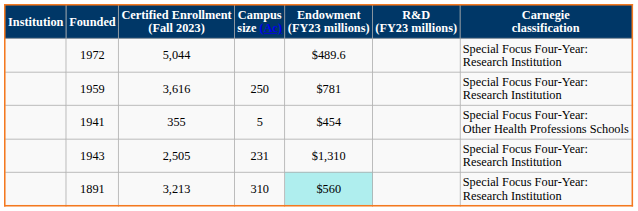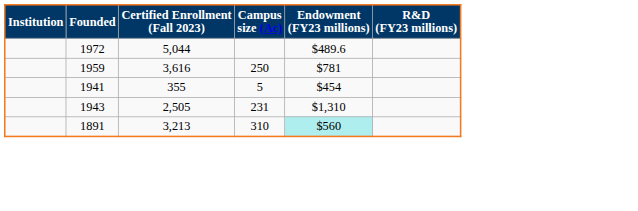- column: (546, 21)
